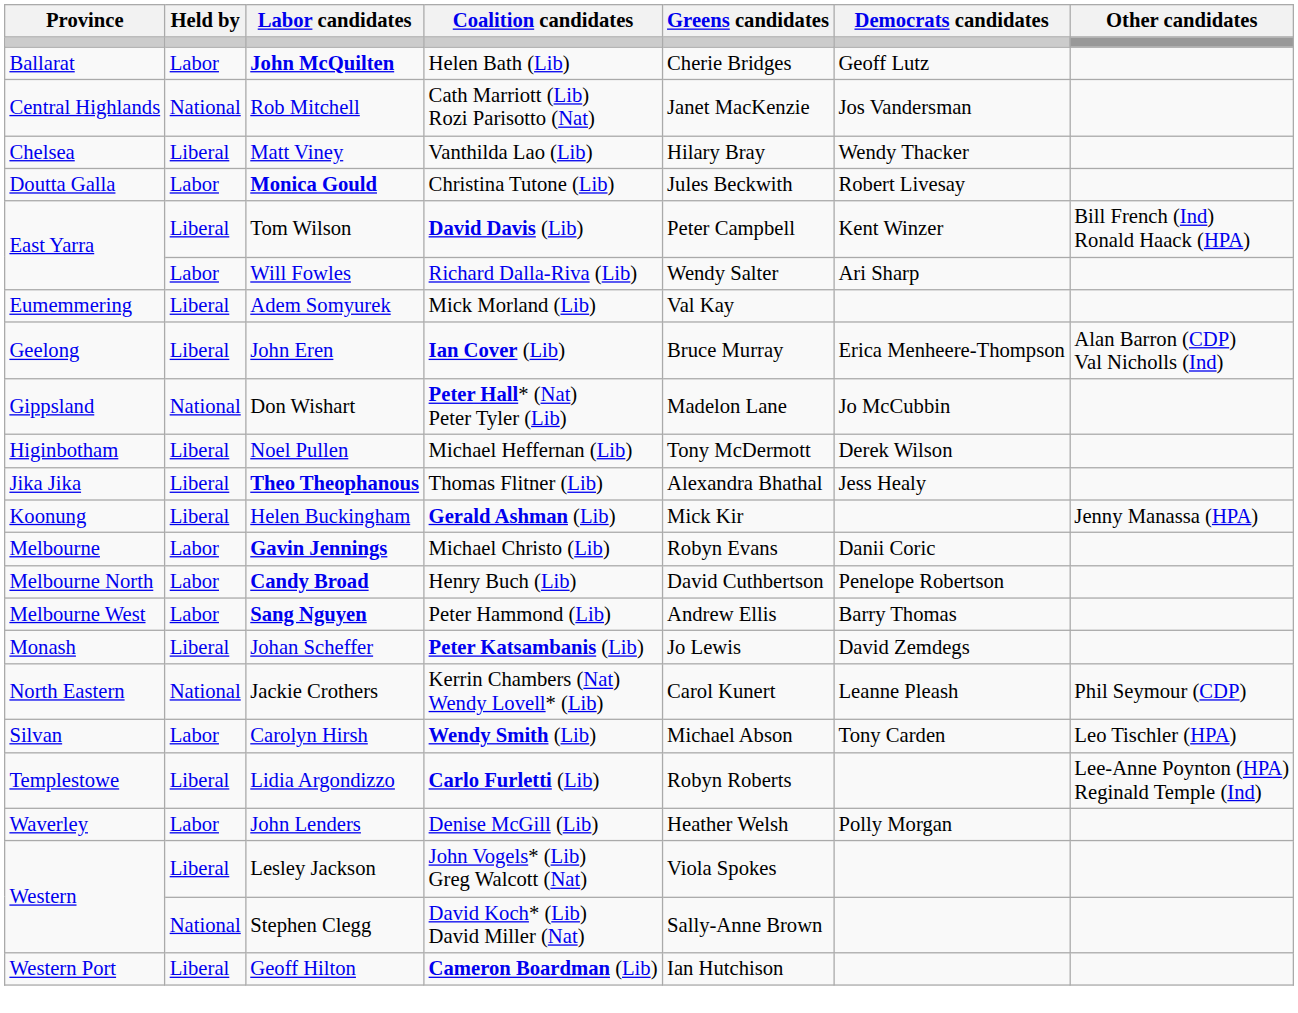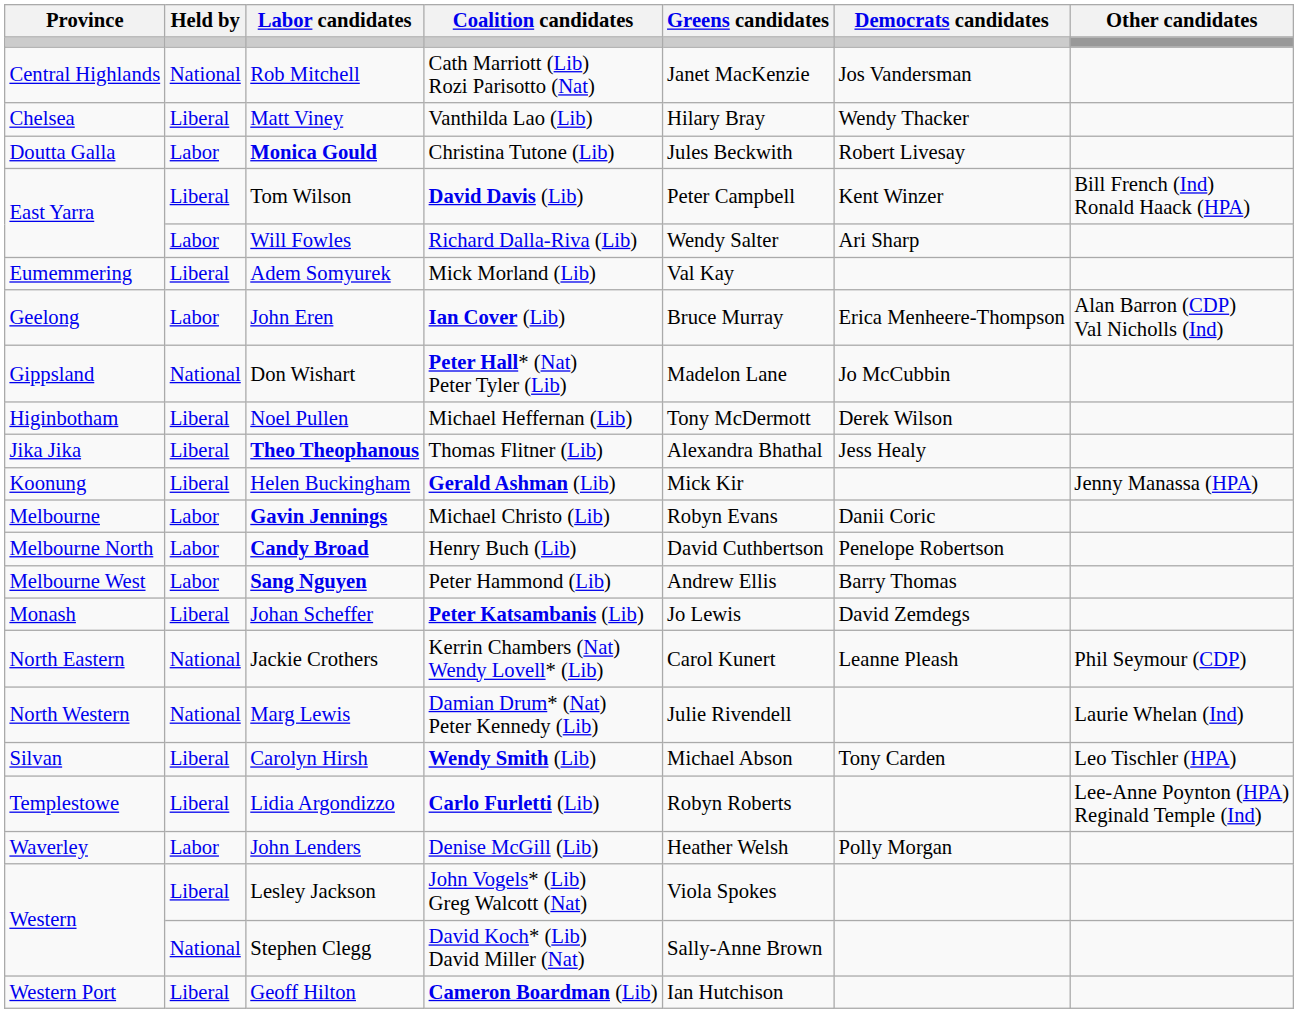- row: (322, 63)
(199, 350) Liberal -> (194, 317) Labor
+ row: (300, 714)
(194, 735) Labor -> (199, 758) Liberal
